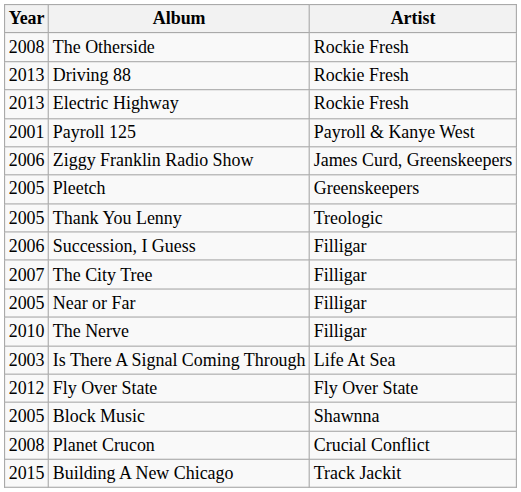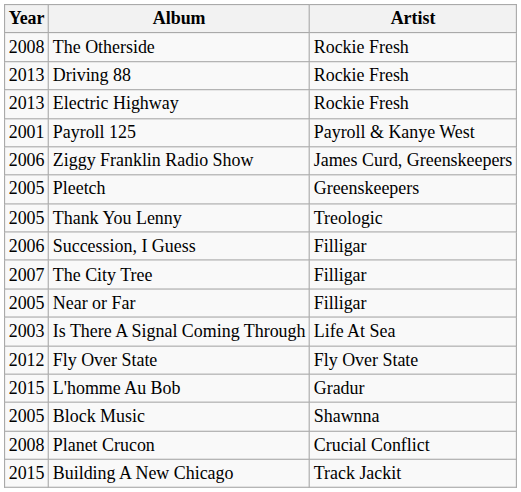- row: (91, 331)
+ row: (117, 388)
